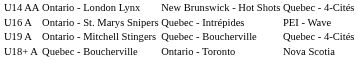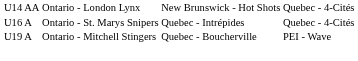(307, 22) PEI - Wave -> (319, 22) Quebec - 4-Cités
(319, 37) Quebec - 4-Cités -> (307, 37) PEI - Wave
- row: (21, 51)
